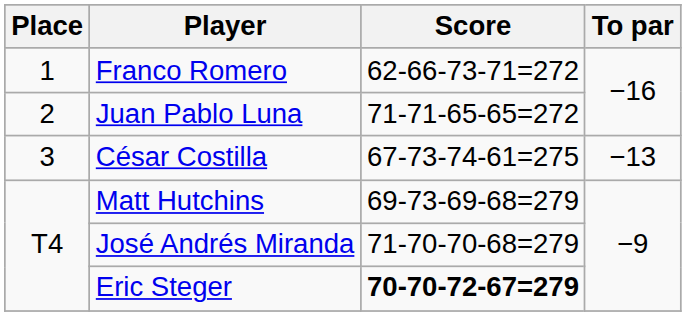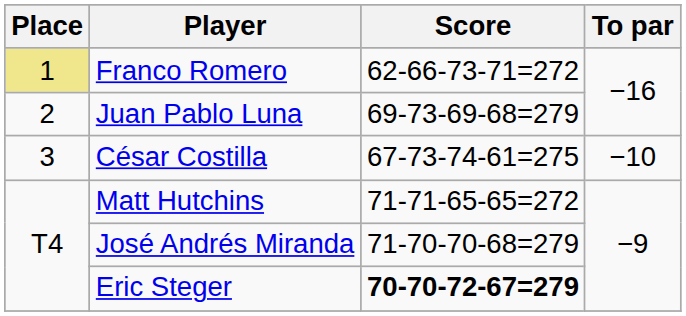(47, 69) no background -> (47, 69) khaki background
(473, 113) 71-71-65-65=272 -> (473, 113) 69-73-69-68=279
(633, 157) −13 -> (633, 157) −10
(473, 200) 69-73-69-68=279 -> (473, 200) 71-71-65-65=272
